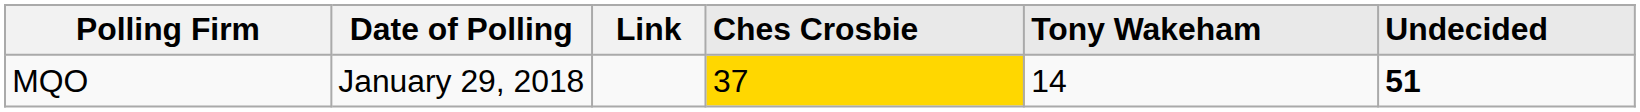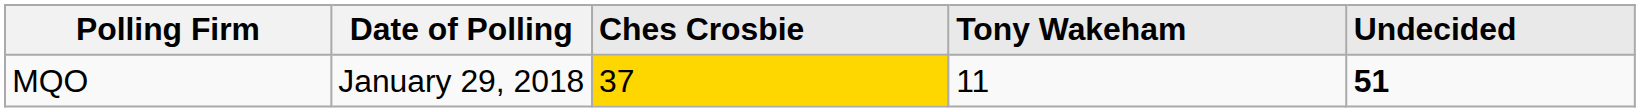- column: (649, 29)
(1049, 80) 14 -> (973, 80) 11
